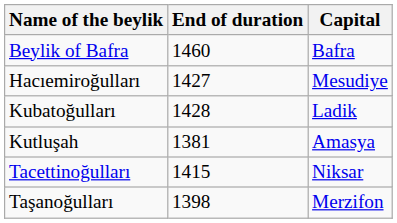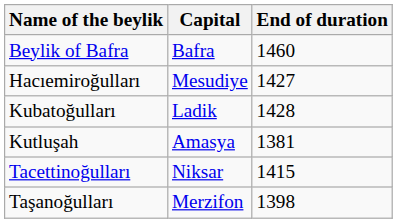columns swapped: (350, 19) <-> (238, 19)
